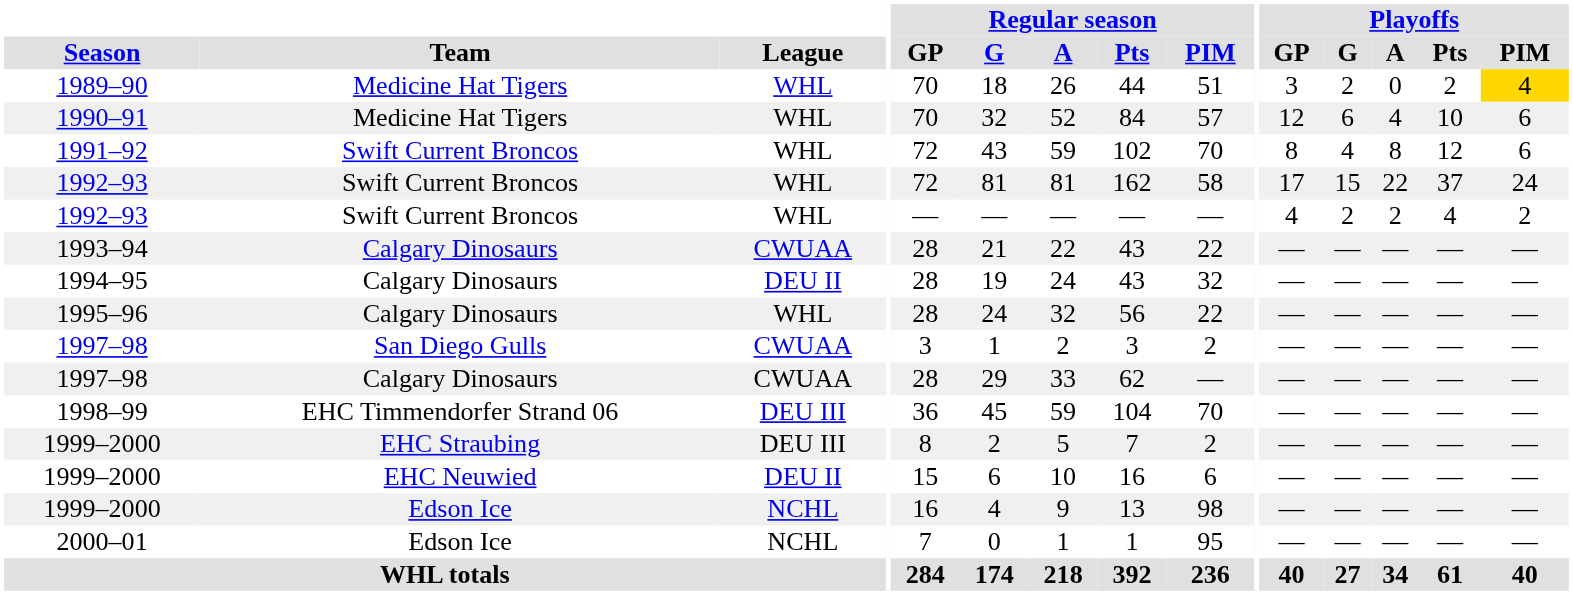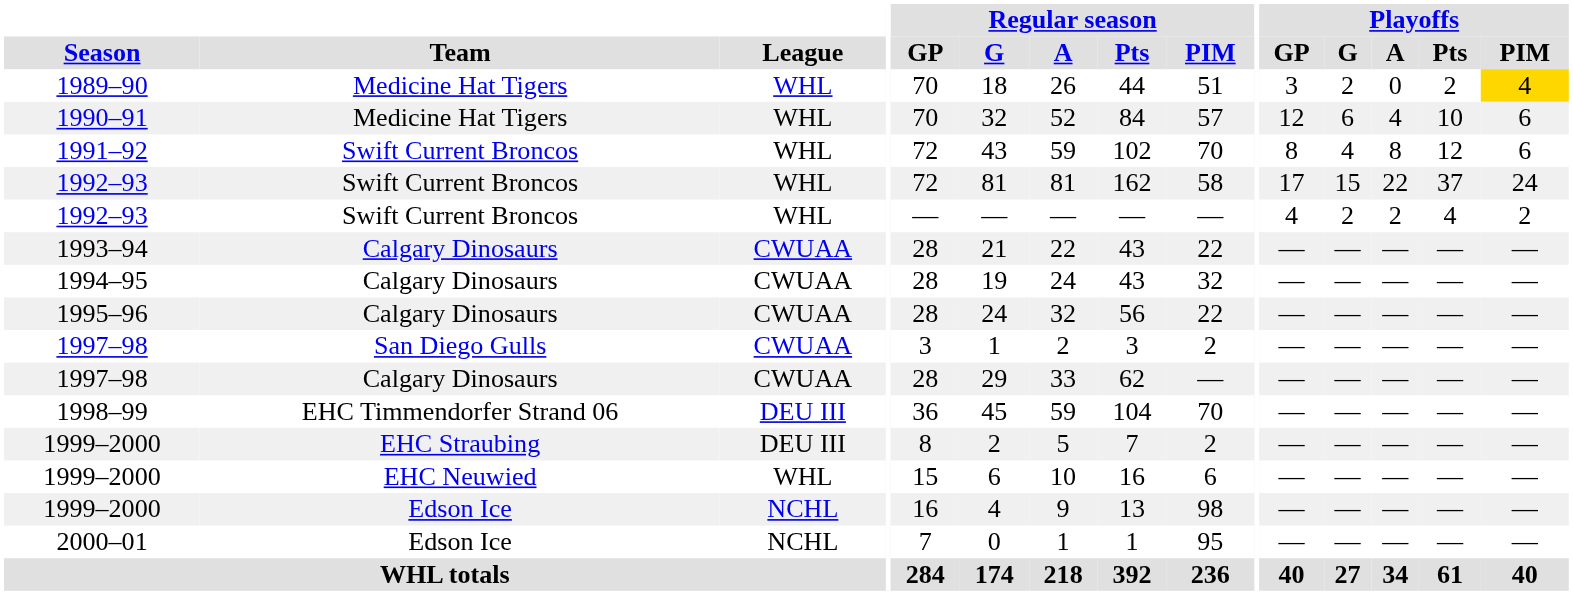(803, 280) DEU II -> (803, 280) CWUAA
(803, 313) WHL -> (803, 313) CWUAA
(803, 476) DEU II -> (803, 476) WHL
